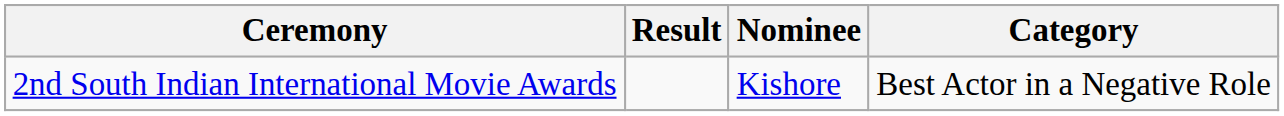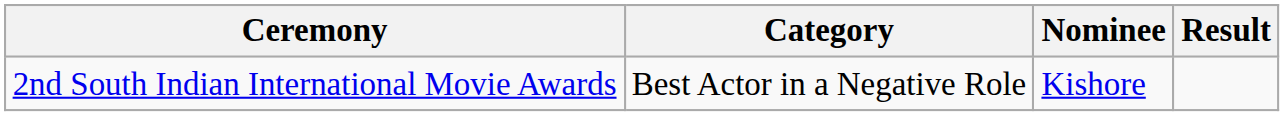columns swapped: (1074, 30) <-> (677, 30)
